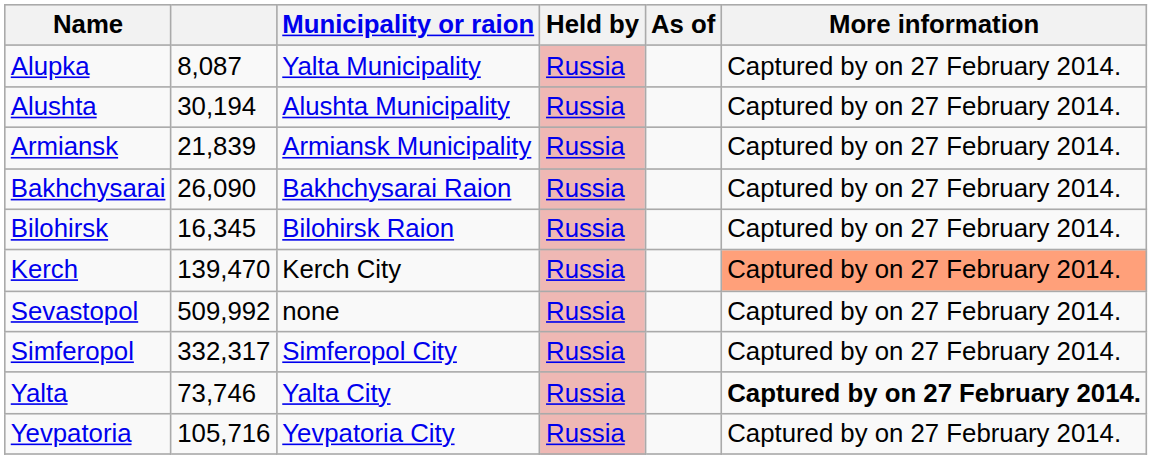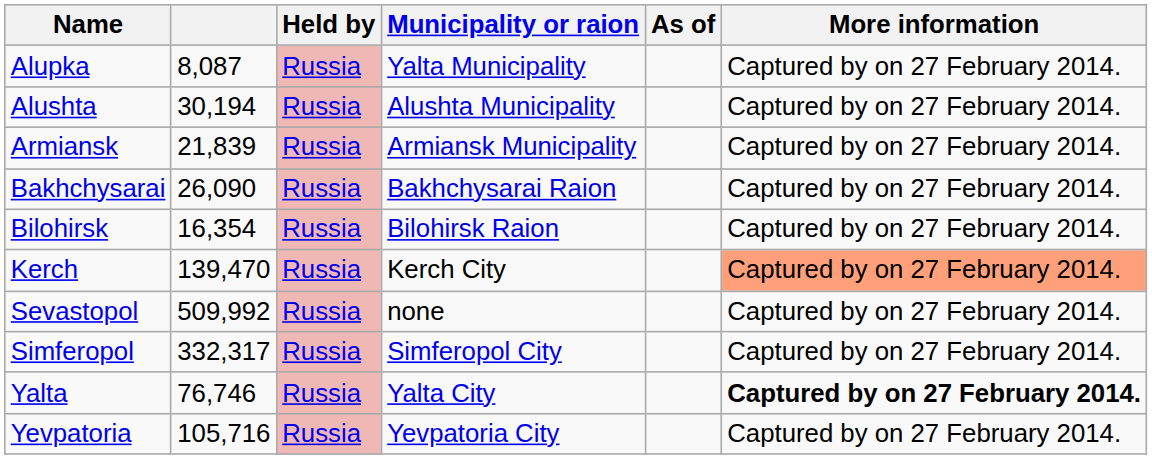columns swapped: (408, 24) <-> (593, 24)
(217, 229) 16,345 -> (217, 229) 16,354
(217, 392) 73,746 -> (217, 392) 76,746
